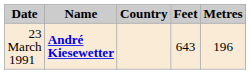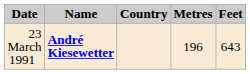columns swapped: (223, 14) <-> (186, 14)
